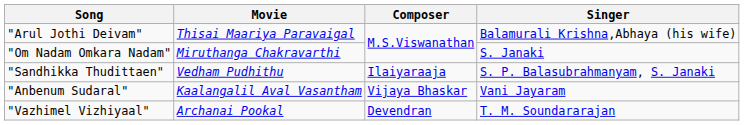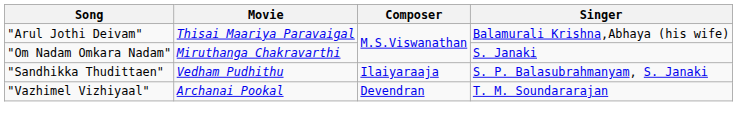- row: (68, 91)
